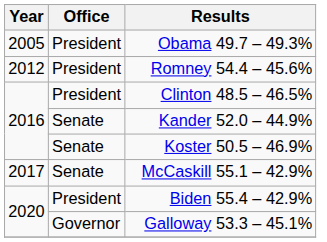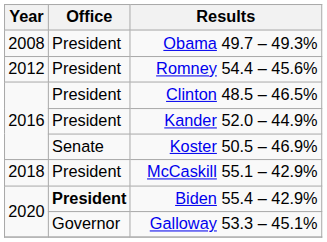(26, 43) 2005 -> (26, 43) 2008
(78, 120) Senate -> (87, 120) President
(26, 172) 2017 -> (26, 172) 2018
(78, 172) Senate -> (87, 172) President
(87, 198) normal -> (89, 198) bold
